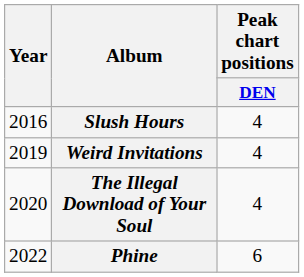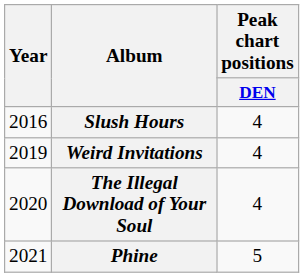(28, 256) 2022 -> (28, 256) 2021
(257, 256) 6 -> (257, 256) 5
